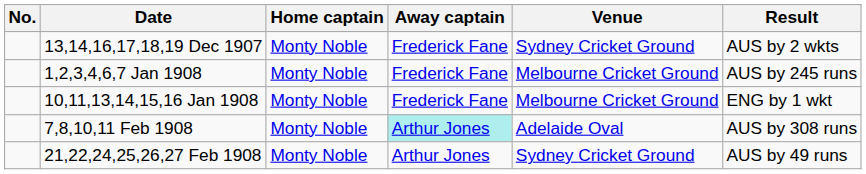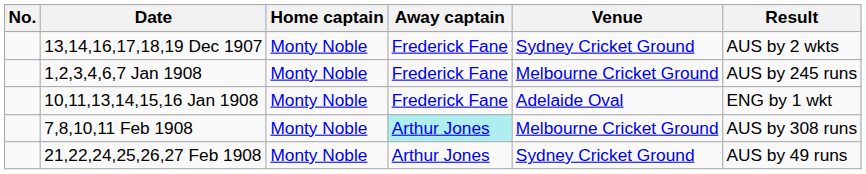(617, 100) Melbourne Cricket Ground -> (570, 100) Adelaide Oval
(570, 127) Adelaide Oval -> (617, 127) Melbourne Cricket Ground
